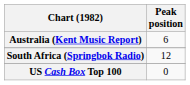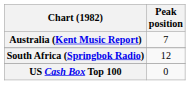(166, 39) 6 -> (166, 39) 7
